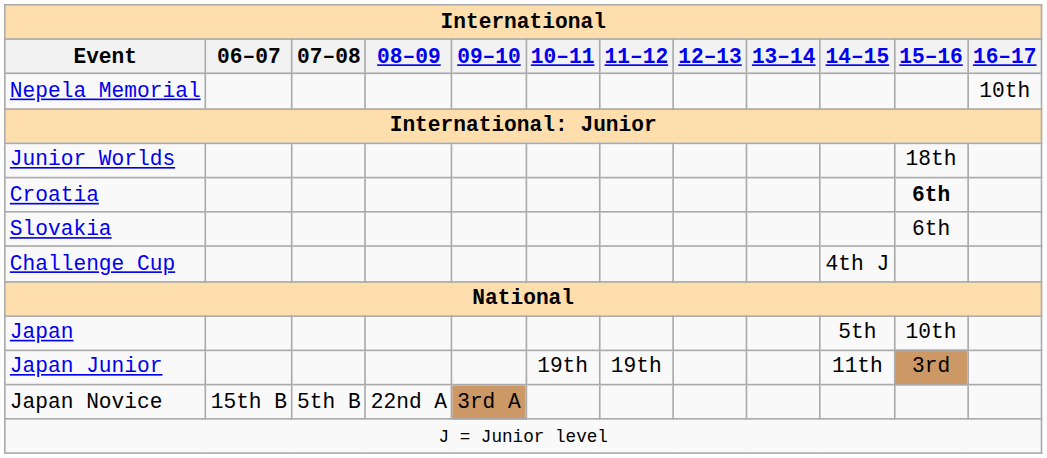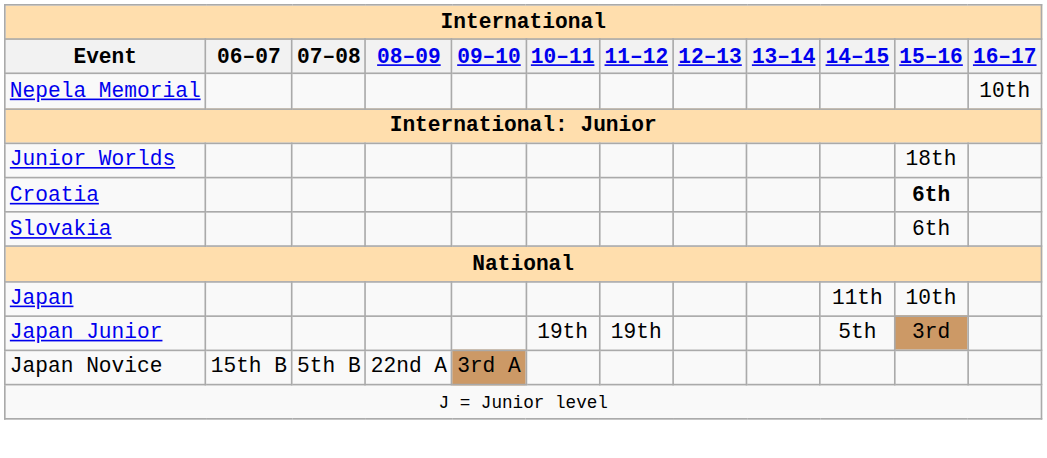- row: (93, 264)
(857, 333) 5th -> (857, 298) 11th
(857, 367) 11th -> (857, 333) 5th
